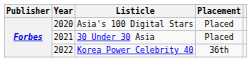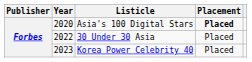(219, 24) normal -> (219, 24) bold
(63, 37) 2021 -> (63, 37) 2022
(63, 50) 2022 -> (63, 50) 2023
(219, 50) 36th -> (219, 50) Placed
